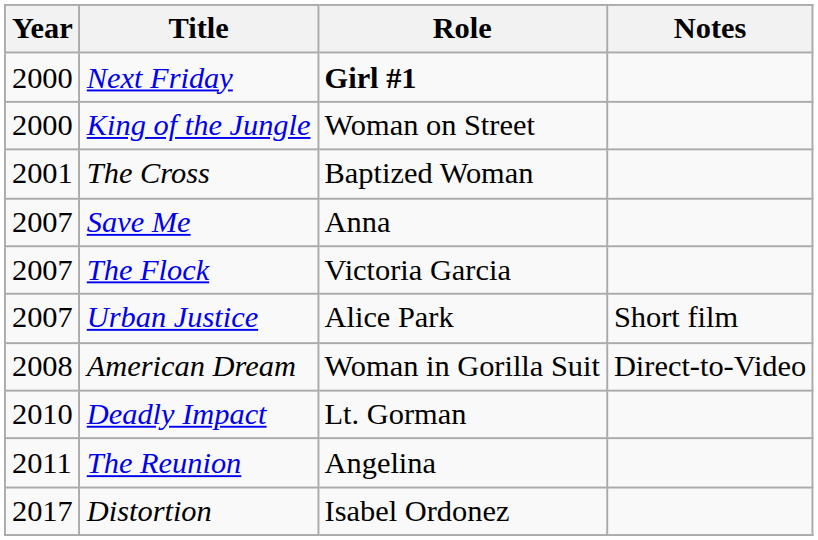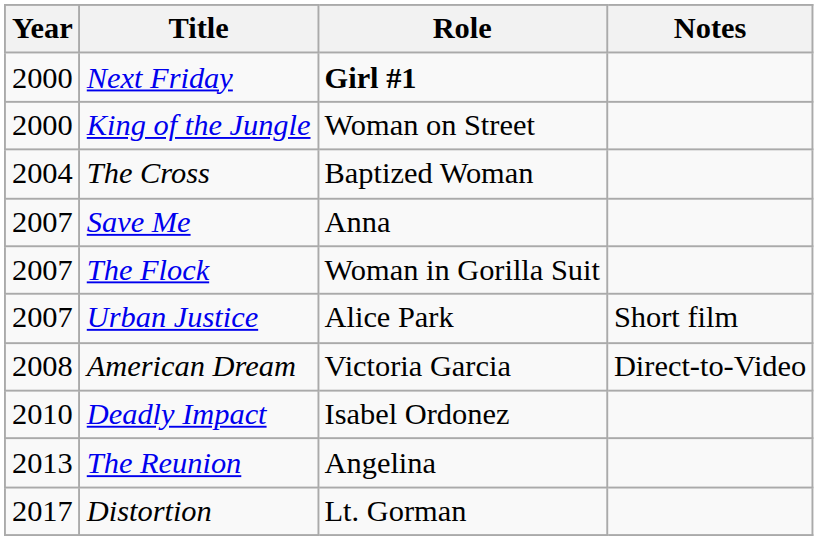(42, 173) 2001 -> (42, 173) 2004
(418, 269) Victoria Garcia -> (462, 269) Woman in Gorilla Suit
(462, 366) Woman in Gorilla Suit -> (418, 366) Victoria Garcia
(395, 414) Lt. Gorman -> (417, 414) Isabel Ordonez
(42, 462) 2011 -> (42, 462) 2013
(417, 510) Isabel Ordonez -> (395, 510) Lt. Gorman
